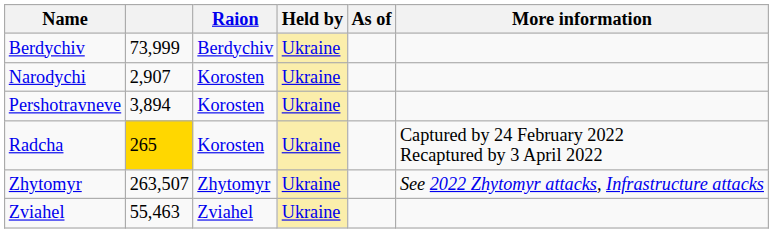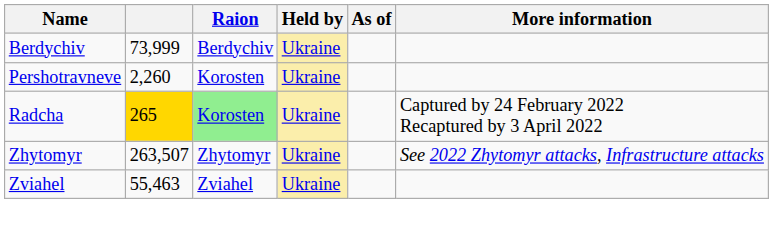- row: (47, 76)
(150, 105) 3,894 -> (150, 76) 2,260
(231, 144) no background -> (231, 116) lightgreen background
